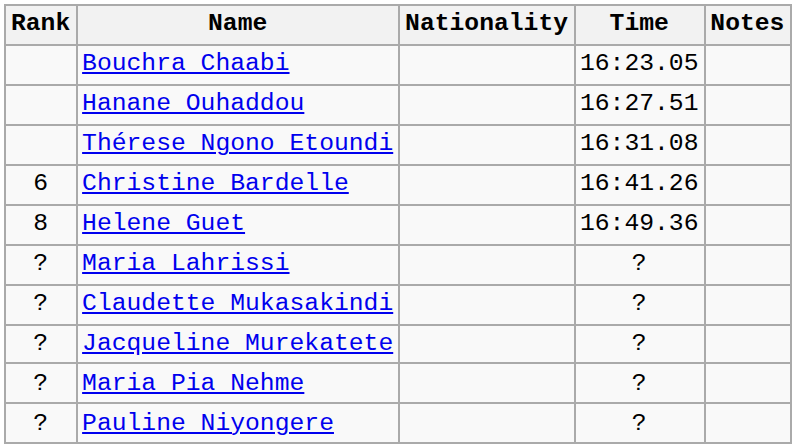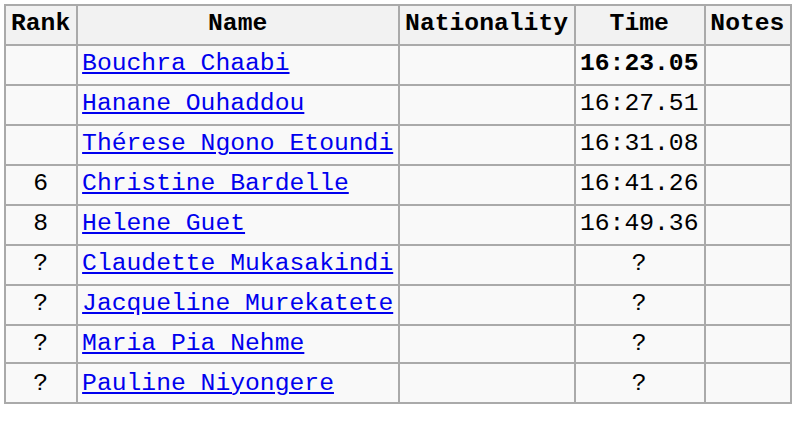(639, 65) normal -> (639, 65) bold
- row: (186, 265)
